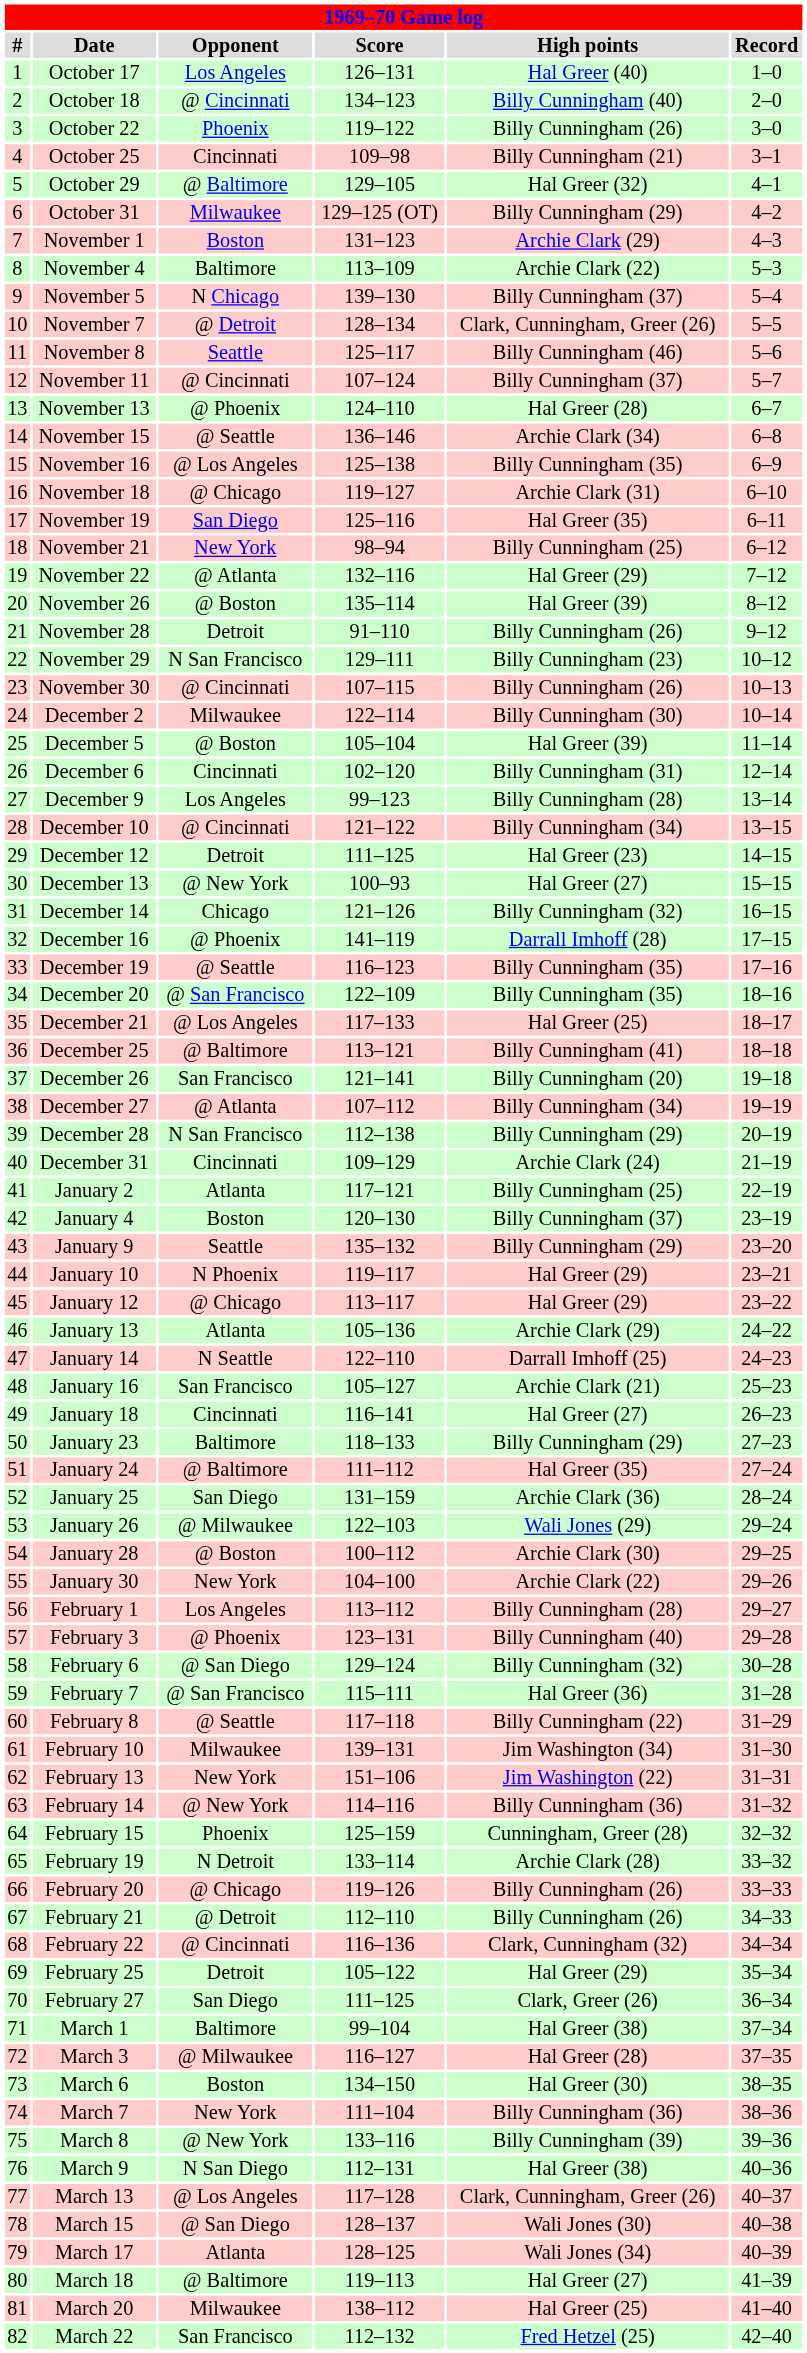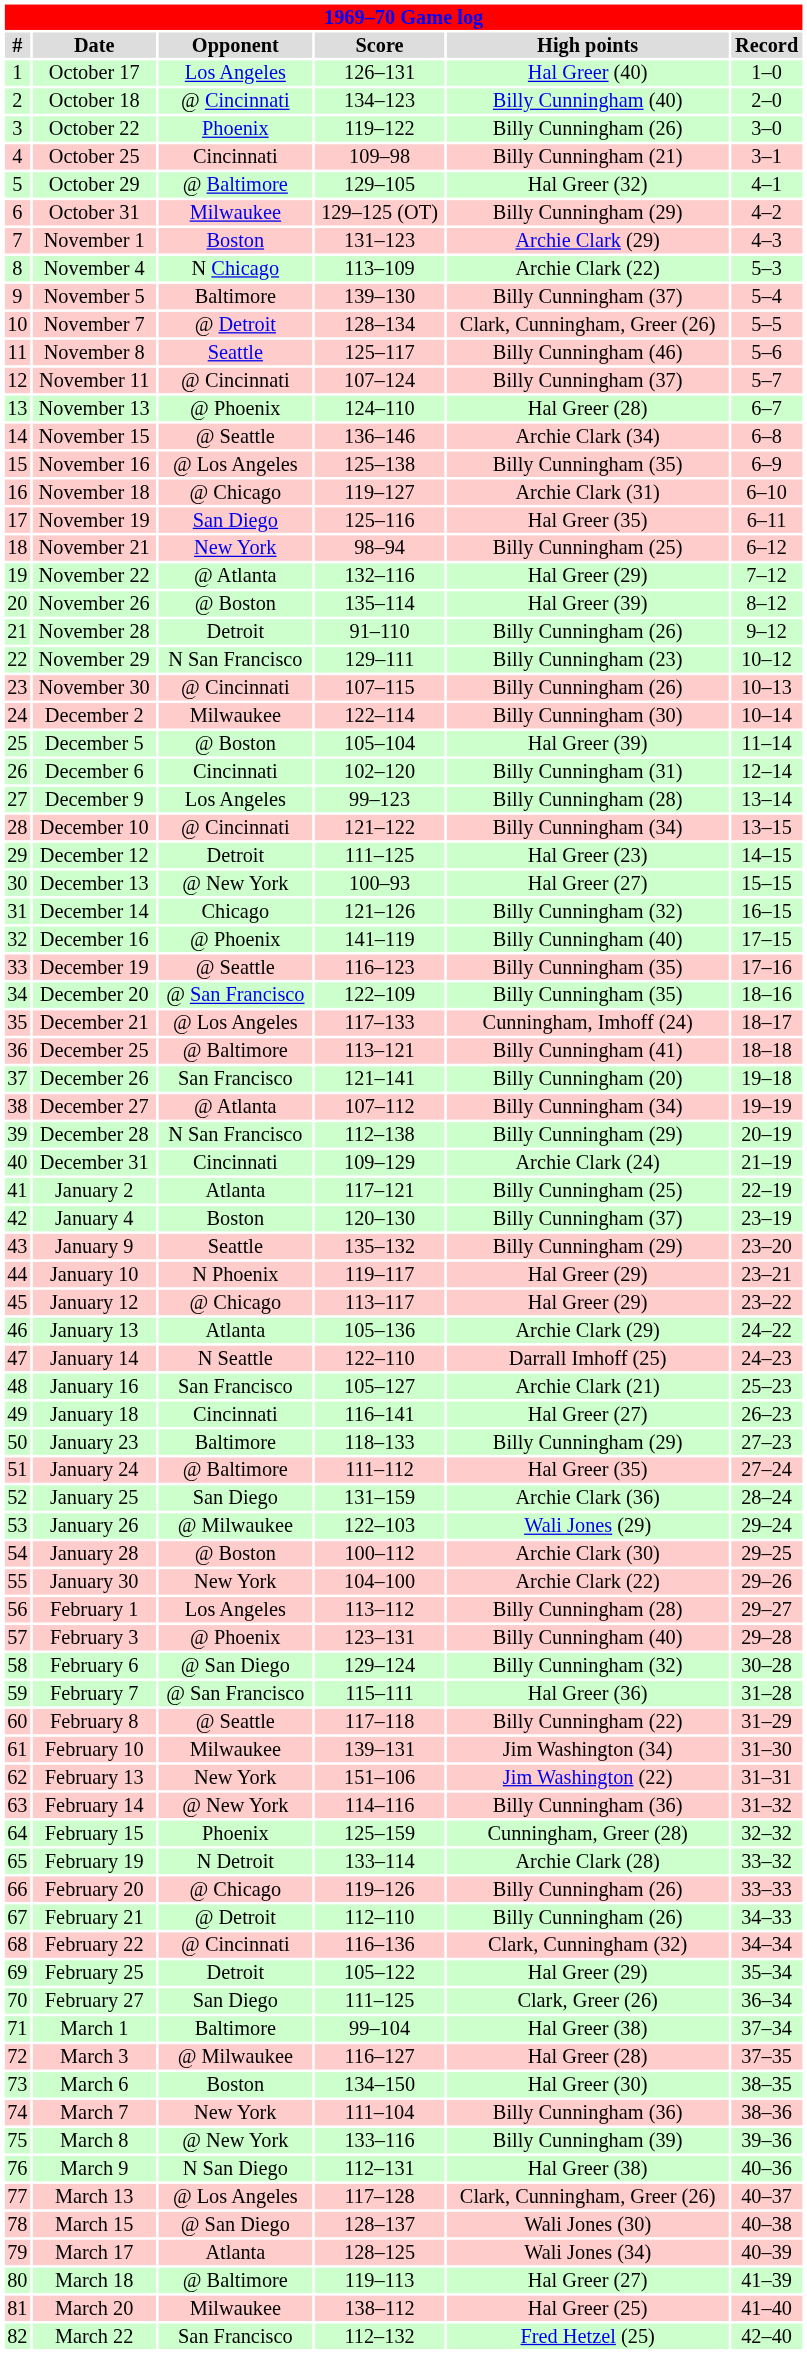(235, 268) Baltimore -> (235, 268) N Chicago
(235, 296) N Chicago -> (235, 296) Baltimore
(588, 939) Darrall Imhoff (28) -> (588, 939) Billy Cunningham (40)
(588, 1022) Hal Greer (25) -> (588, 1022) Cunningham, Imhoff (24)
